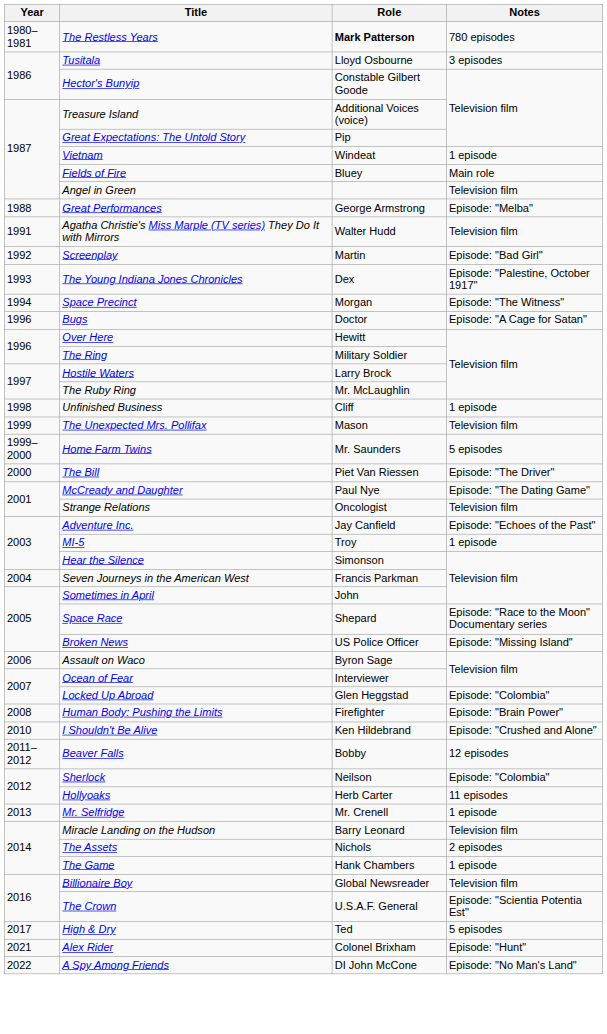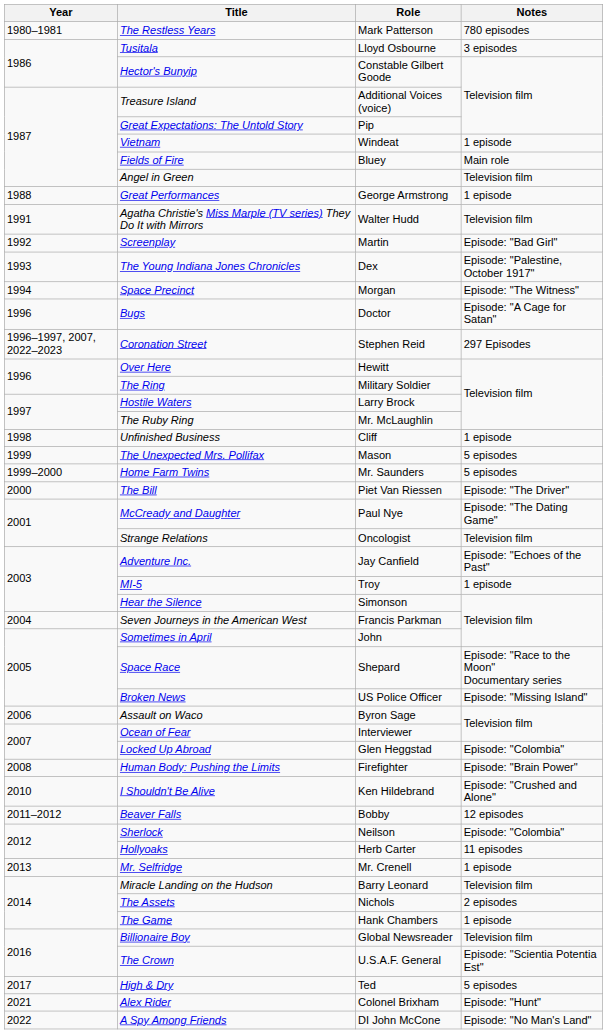(375, 36) bold -> (395, 30) normal
(491, 208) Episode: "Melba" -> (488, 195) 1 episode
+ row: (163, 344)
(483, 425) Television film -> (490, 455) 5 episodes
